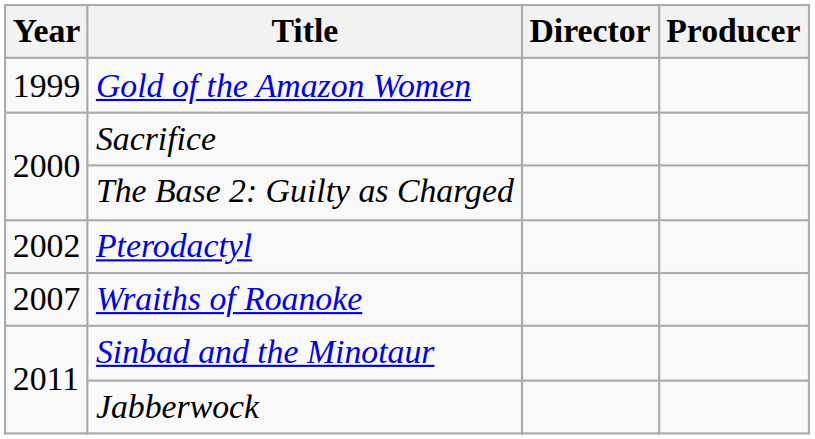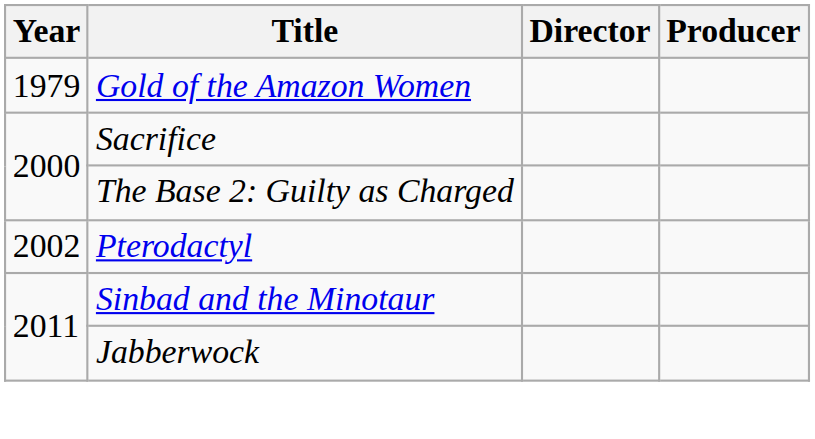(47, 84) 1999 -> (47, 84) 1979
- row: (229, 298)
